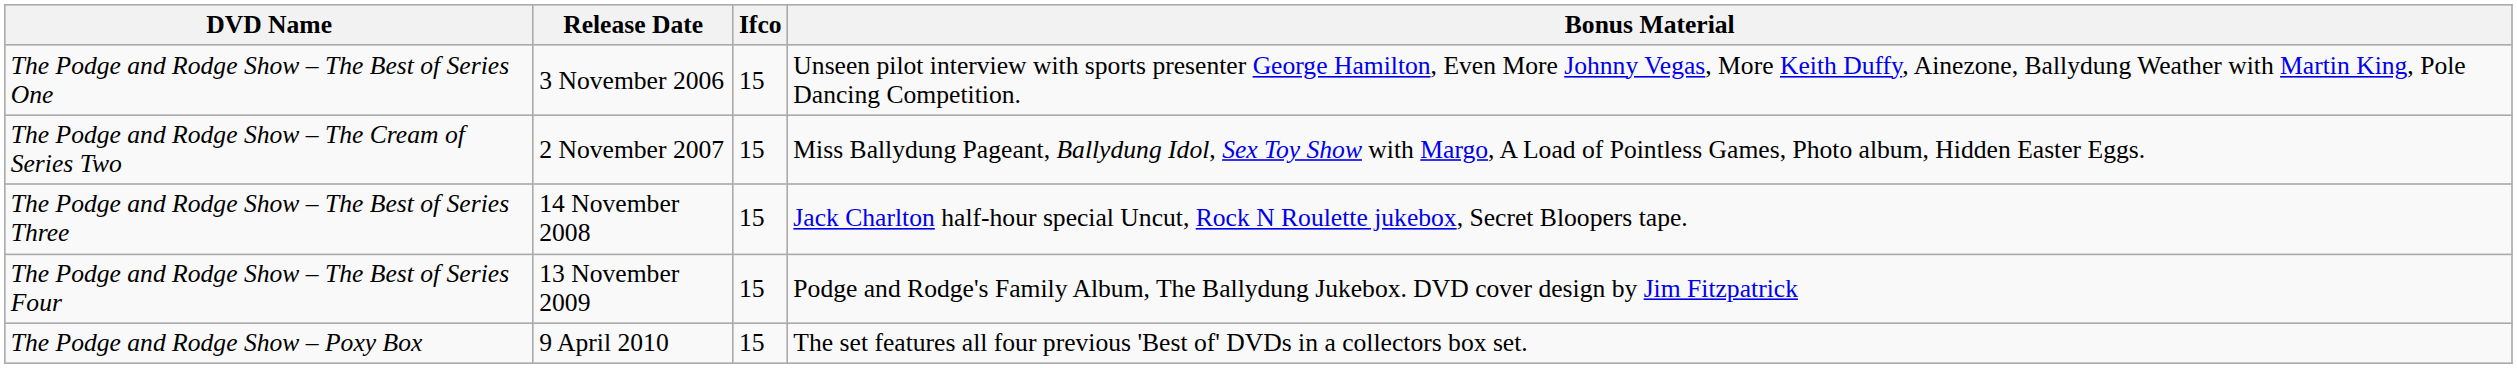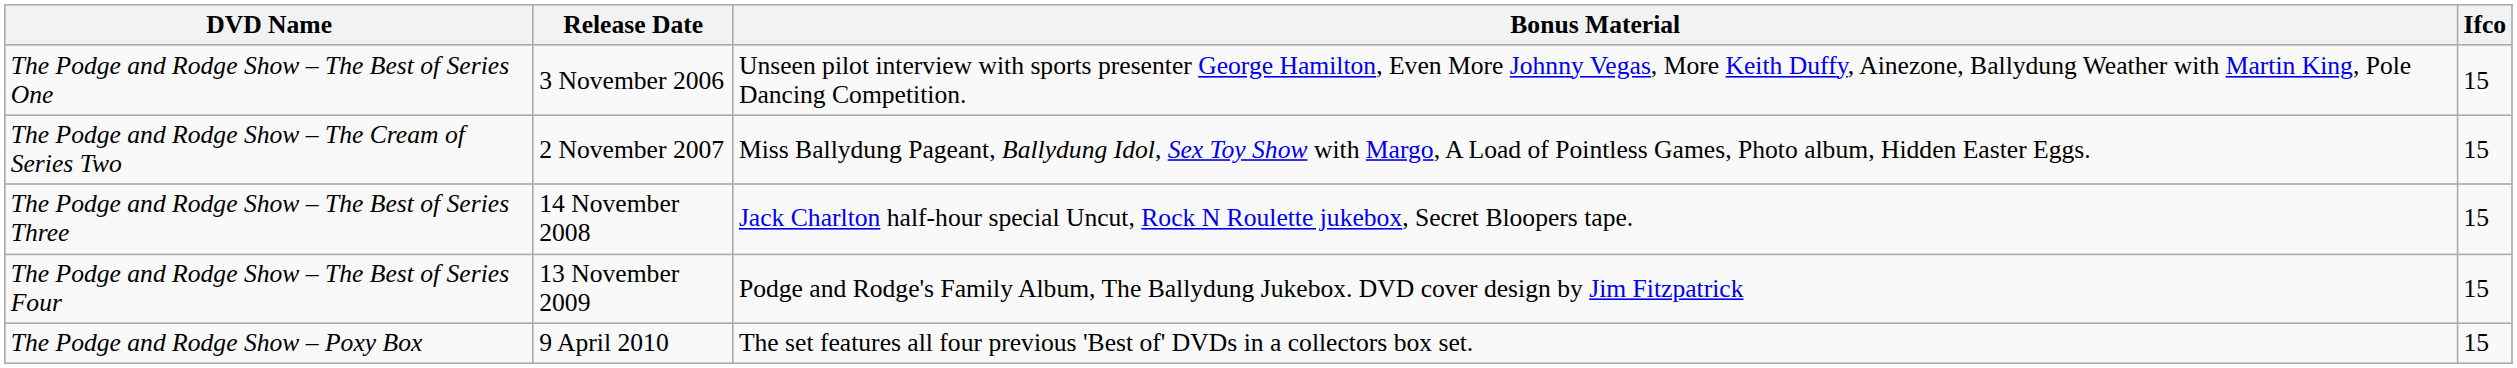columns swapped: (1650, 24) <-> (760, 24)
